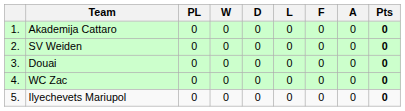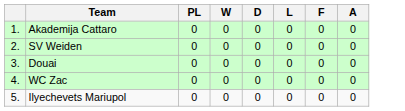- column: (385, 13)
